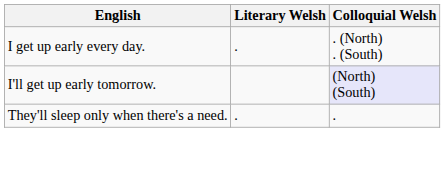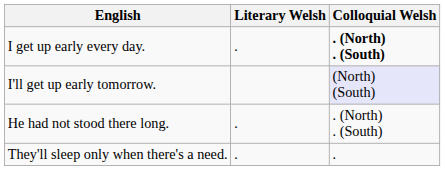(358, 46) normal -> (359, 46) bold
+ row: (88, 123)
